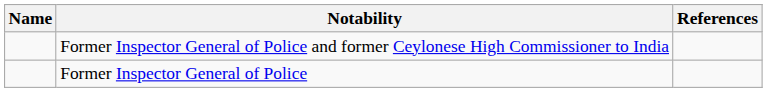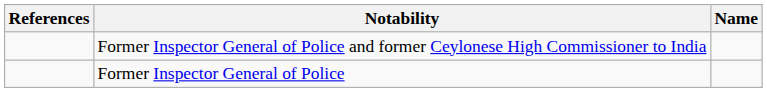columns swapped: (30, 18) <-> (718, 18)
